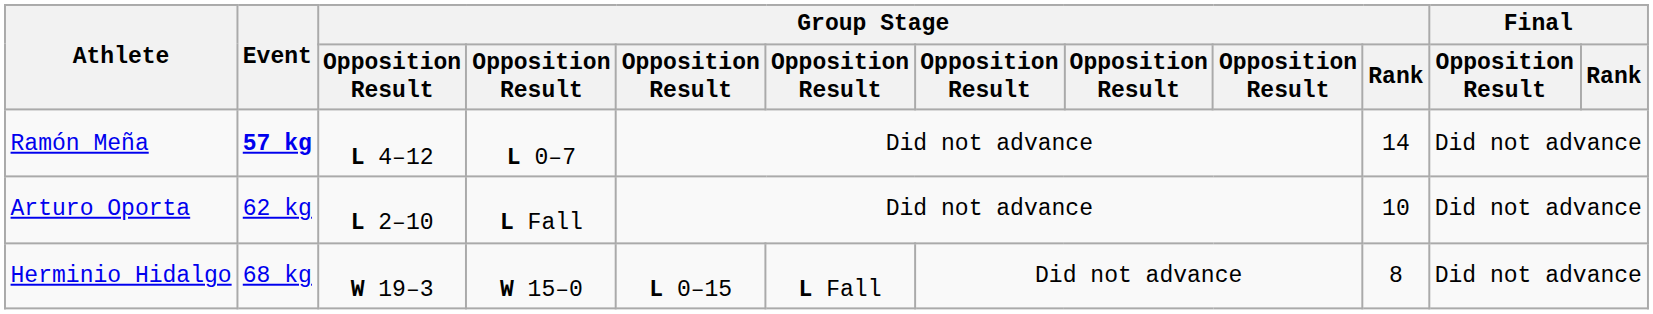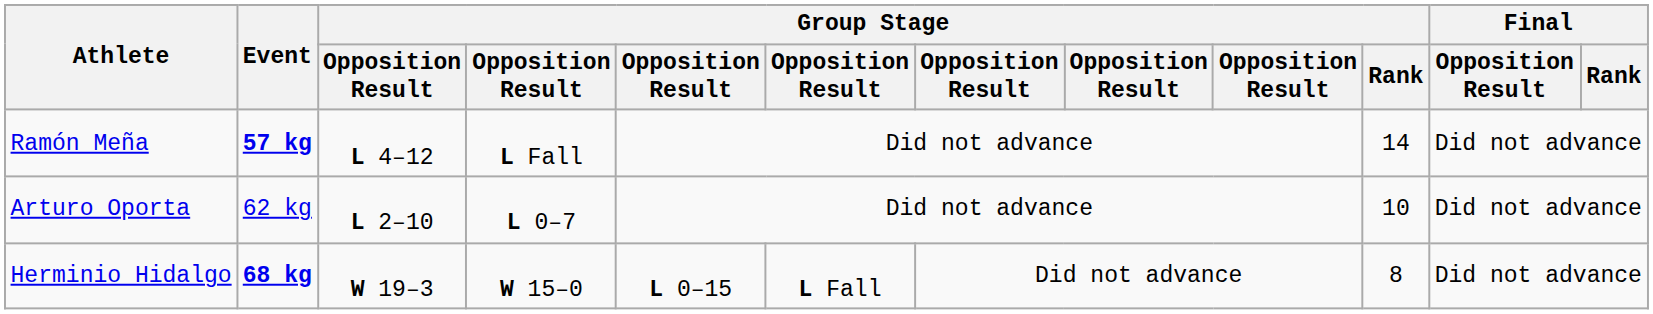(541, 157) L 0–7 -> (541, 157) L Fall
(541, 223) L Fall -> (541, 223) L 0–7
(277, 275) normal -> (277, 275) bold
